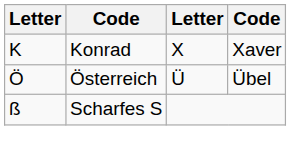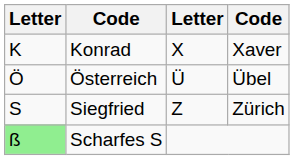+ row: (107, 109)
(15, 109) no background -> (15, 139) lightgreen background
